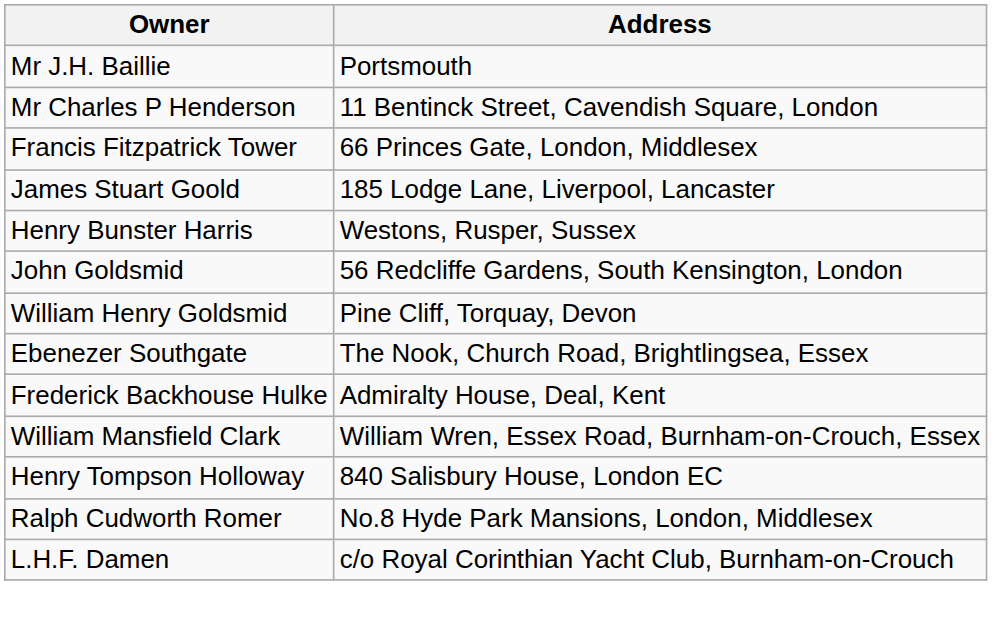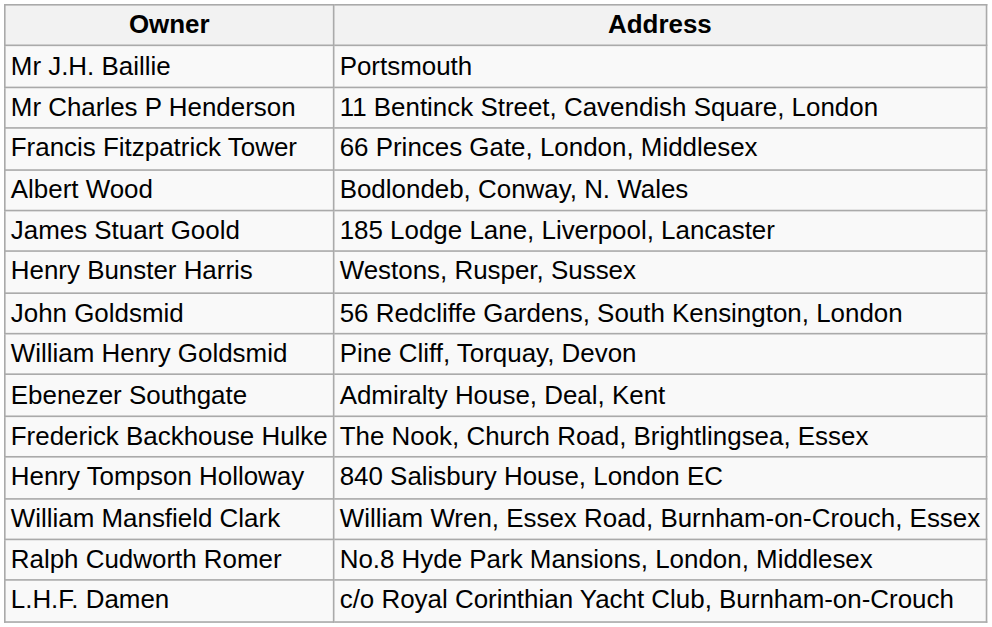+ row: (82, 189)
(604, 353) The Nook, Church Road, Brightlingsea, Essex -> (502, 395) Admiralty House, Deal, Kent
(502, 395) Admiralty House, Deal, Kent -> (604, 436) The Nook, Church Road, Brightlingsea, Essex
rows swapped: (145, 436) <-> (157, 477)
